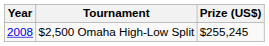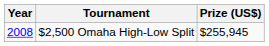(224, 32) $255,245 -> (224, 32) $255,945
